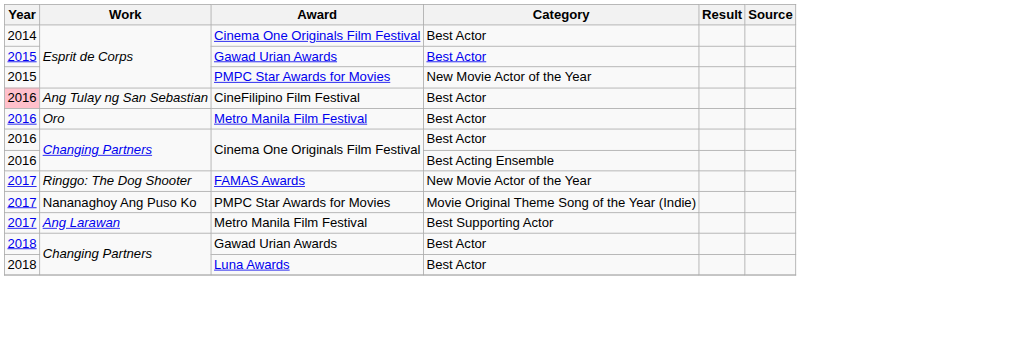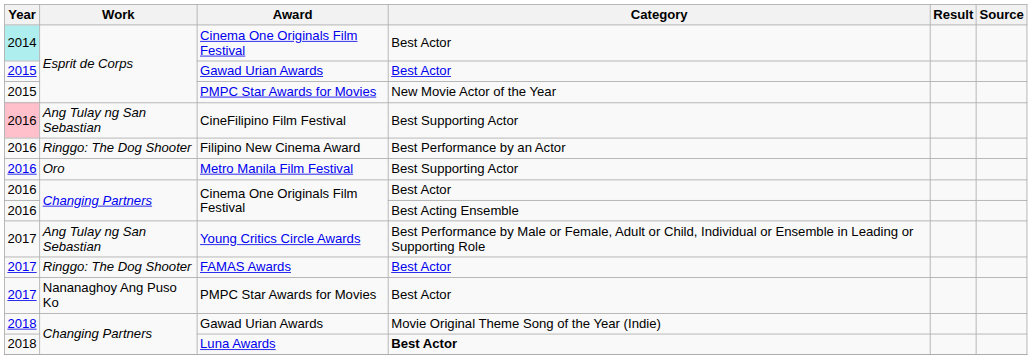(22, 35) no background -> (22, 43) paleturquoise background
(456, 98) Best Actor -> (455, 120) Best Supporting Actor
+ row: (117, 148)
(456, 118) Best Actor -> (455, 169) Best Supporting Actor
+ row: (94, 239)
(509, 181) New Movie Actor of the Year -> (421, 267) Best Actor
(561, 202) Movie Original Theme Song of the Year (Indie) -> (421, 295) Best Actor
- row: (81, 222)
(456, 243) Best Actor -> (526, 323) Movie Original Theme Song of the Year (Indie)
(456, 264) normal -> (424, 344) bold
